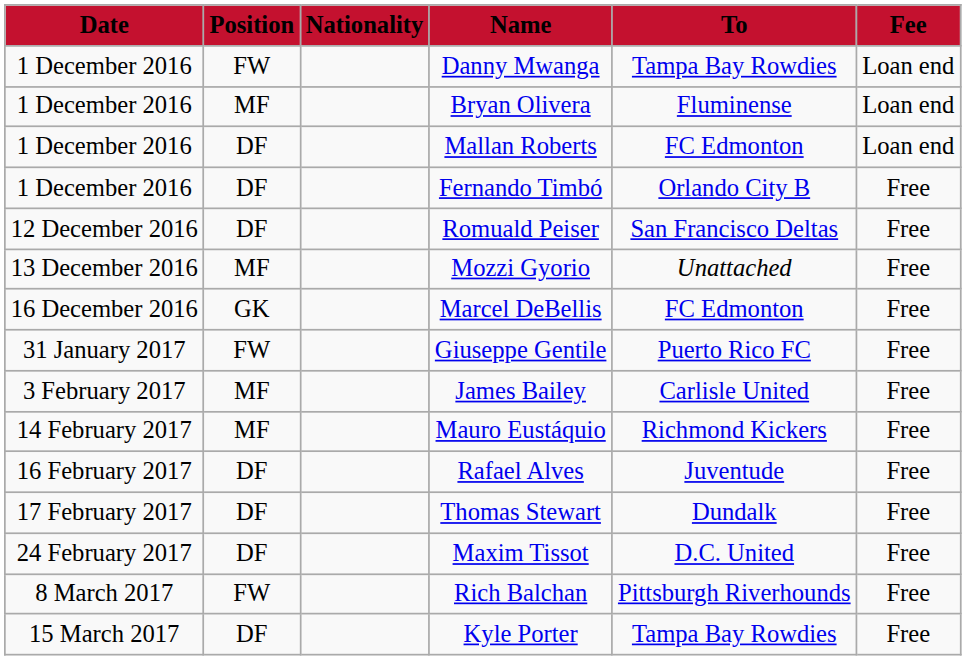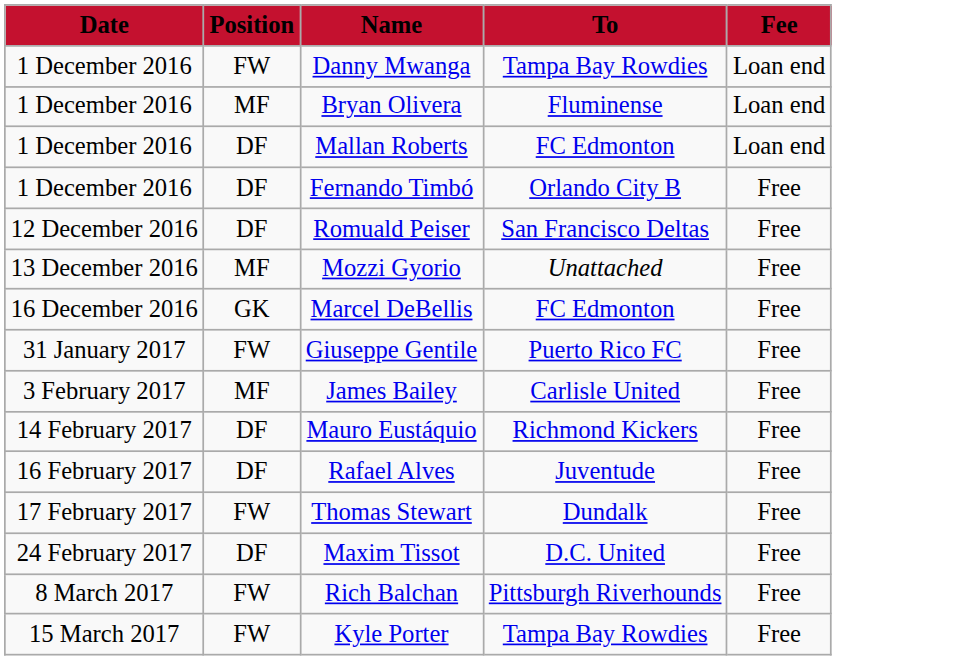- column: (365, 25)
(252, 431) MF -> (252, 431) DF
(252, 512) DF -> (252, 512) FW
(252, 634) DF -> (252, 634) FW
